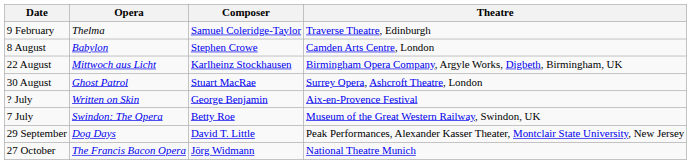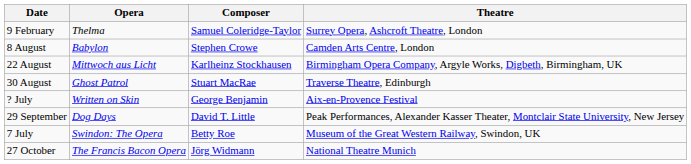(368, 30) Traverse Theatre, Edinburgh -> (394, 30) Surrey Opera, Ashcroft Theatre, London
(394, 82) Surrey Opera, Ashcroft Theatre, London -> (368, 82) Traverse Theatre, Edinburgh
rows swapped: (20, 116) <-> (37, 133)
